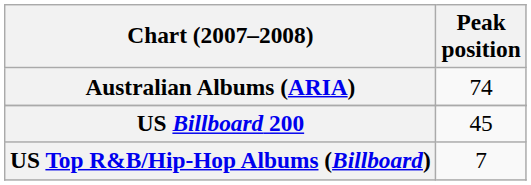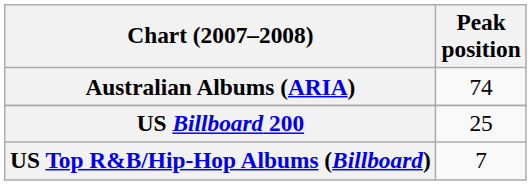(481, 123) 45 -> (481, 123) 25
